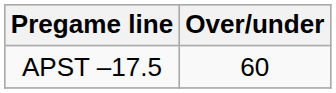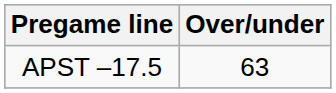(255, 66) 60 -> (255, 66) 63
